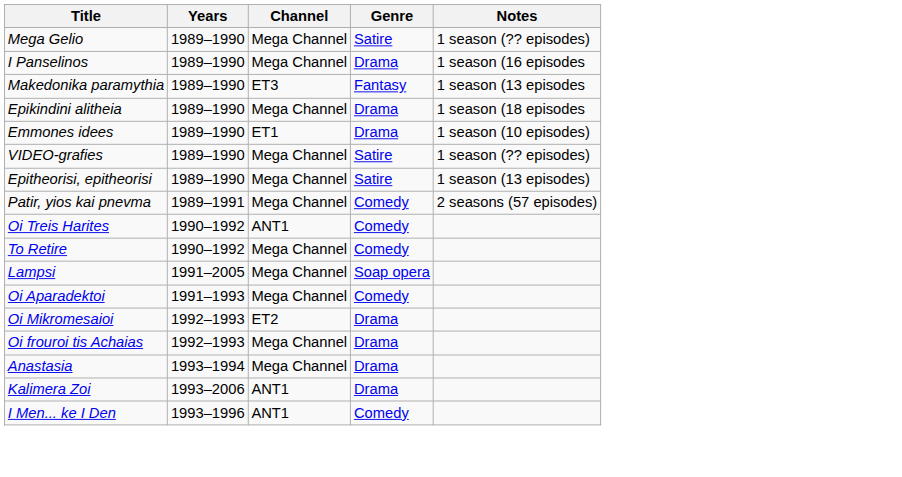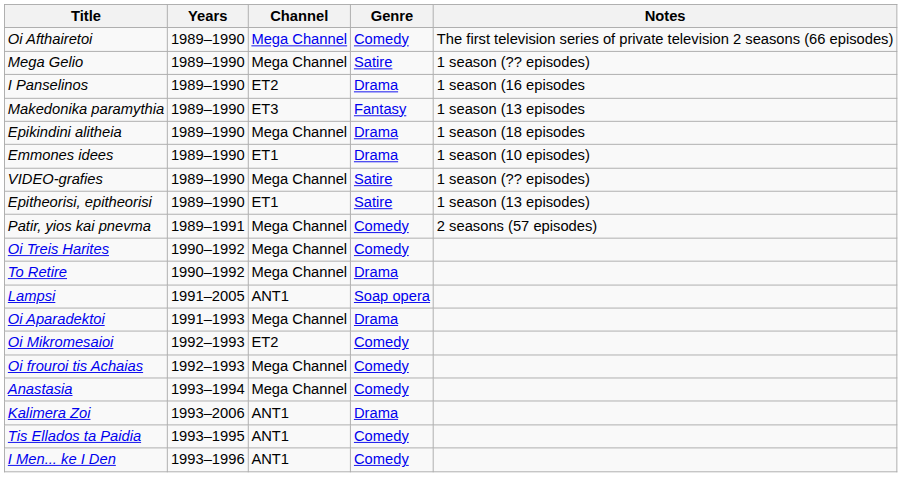+ row: (50, 39)
(299, 62) Mega Channel -> (265, 86) ET2
(299, 179) Mega Channel -> (265, 202) ET1
(270, 226) ANT1 -> (299, 249) Mega Channel
(381, 249) Comedy -> (376, 272) Drama
(299, 272) Mega Channel -> (270, 296) ANT1
(381, 296) Comedy -> (376, 319) Drama
(376, 319) Drama -> (381, 343) Comedy
(376, 343) Drama -> (381, 366) Comedy
(376, 366) Drama -> (381, 389) Comedy
+ row: (74, 436)
